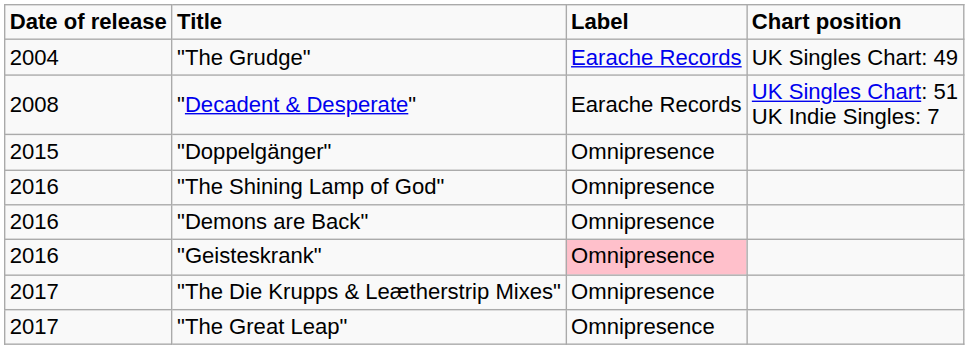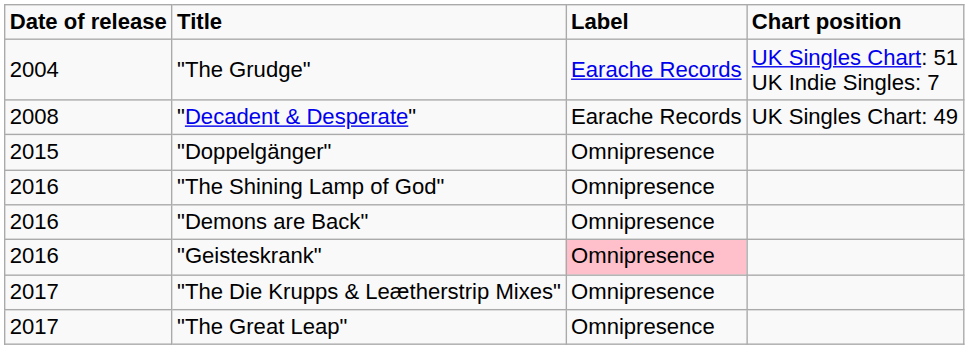(855, 57) UK Singles Chart: 49 -> (855, 69) UK Singles Chart: 51 UK Indie Singles: 7
(855, 104) UK Singles Chart: 51 UK Indie Singles: 7 -> (855, 116) UK Singles Chart: 49
